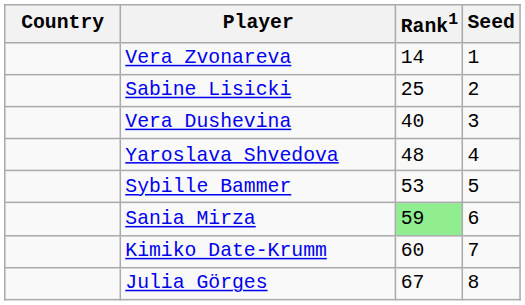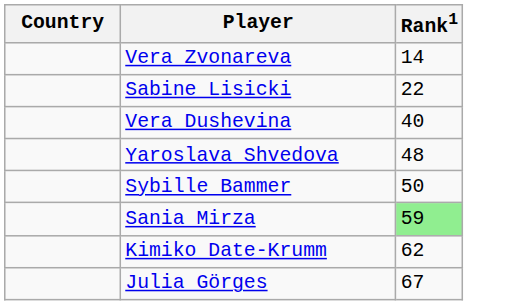- column: (491, 23)
(413, 90) 25 -> (413, 90) 22
(413, 187) 53 -> (413, 187) 50
(413, 251) 60 -> (413, 251) 62
